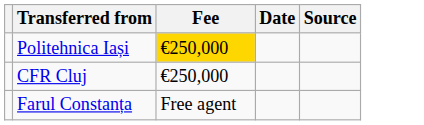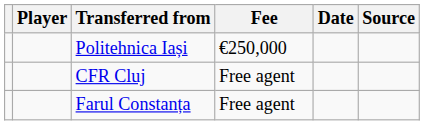+ column: (42, 18)
(194, 47) gold background -> (253, 47) no background
(194, 76) €250,000 -> (257, 76) Free agent
